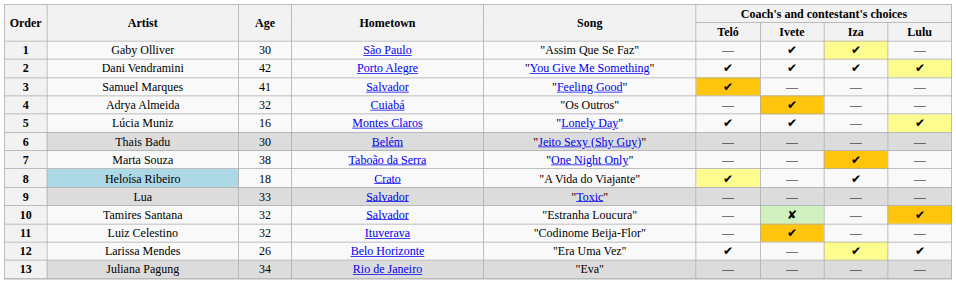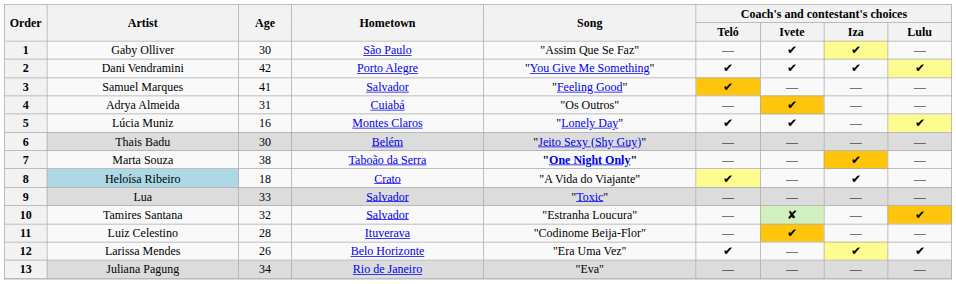(265, 105) 32 -> (265, 105) 31
(590, 160) normal -> (590, 160) bold
(265, 233) 32 -> (265, 233) 28
